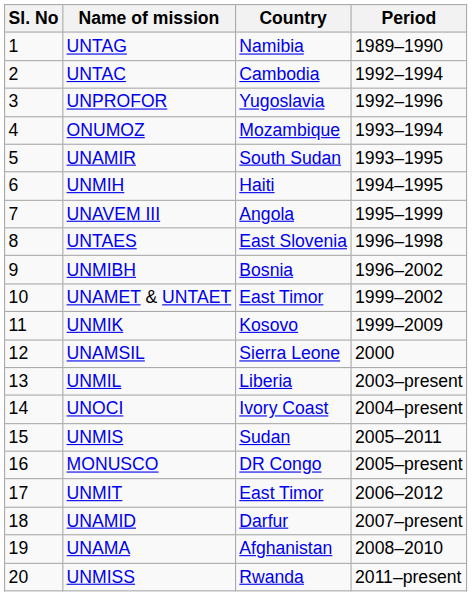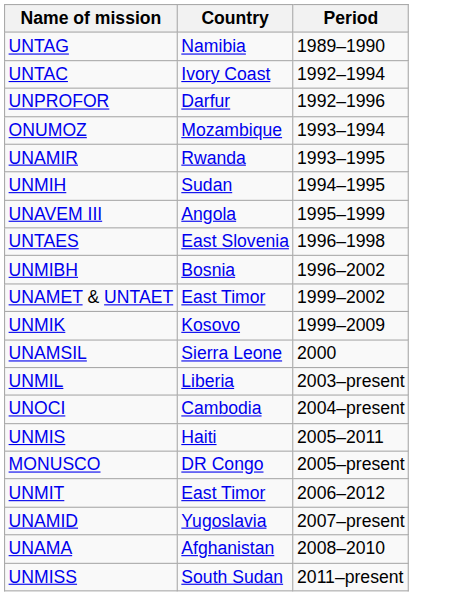- column: (34, 18)
(279, 74) Cambodia -> (226, 74) Ivory Coast
(282, 102) Yugoslavia -> (206, 102) Darfur
(290, 158) South Sudan -> (214, 158) Rwanda
(257, 185) Haiti -> (207, 185) Sudan
(284, 409) Ivory Coast -> (221, 409) Cambodia
(265, 437) Sudan -> (199, 437) Haiti
(264, 520) Darfur -> (224, 520) Yugoslavia
(272, 576) Rwanda -> (232, 576) South Sudan
